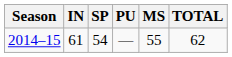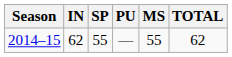(76, 40) 61 -> (76, 40) 62
(100, 40) 54 -> (100, 40) 55
